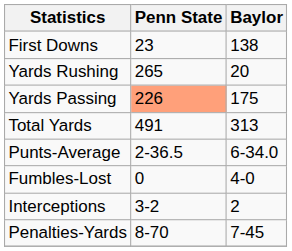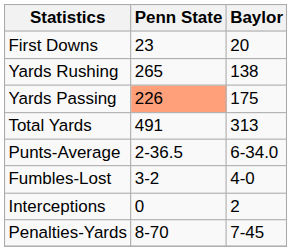(244, 44) 138 -> (240, 44) 20
(240, 71) 20 -> (244, 71) 138
(139, 179) 0 -> (147, 179) 3-2
(147, 206) 3-2 -> (139, 206) 0
